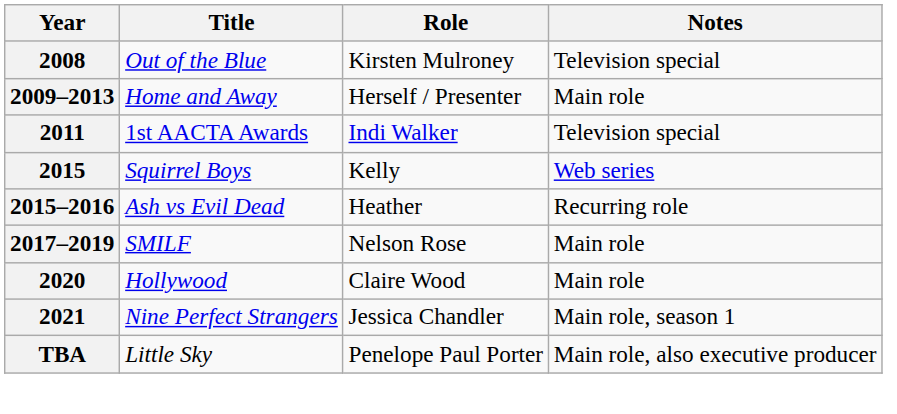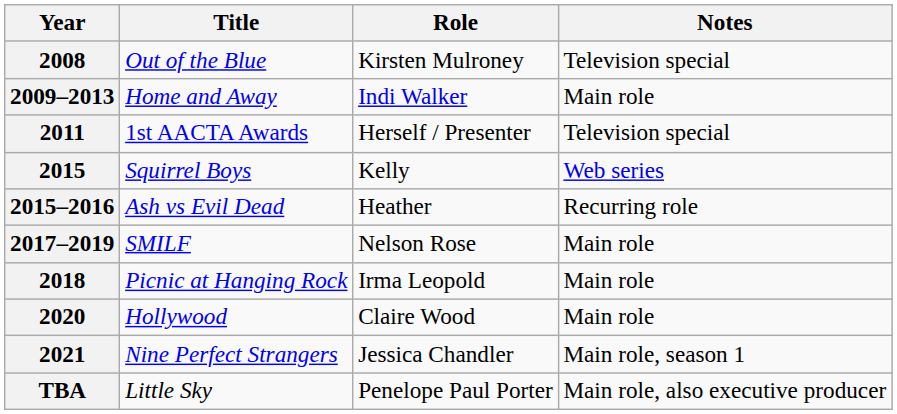(435, 96) Herself / Presenter -> (413, 96) Indi Walker
(403, 133) Indi Walker -> (444, 133) Herself / Presenter
+ row: (62, 280)
